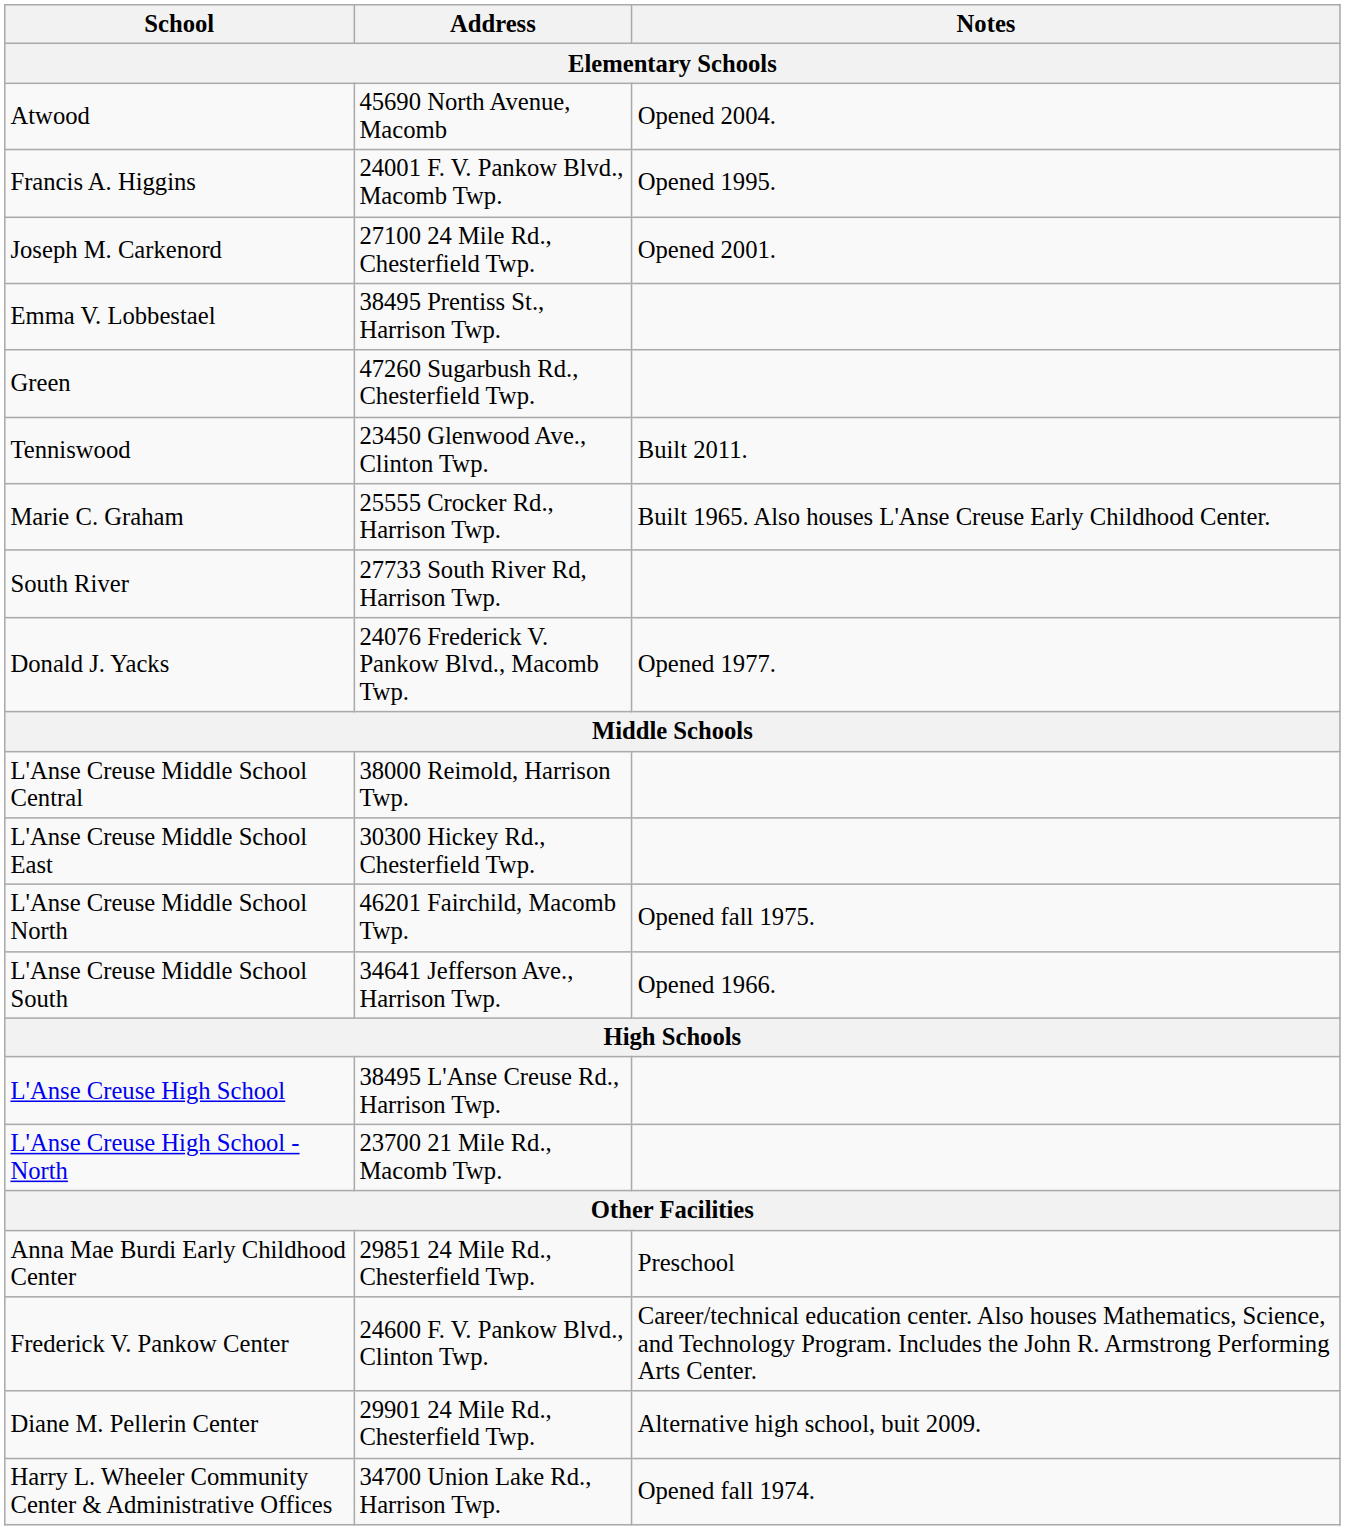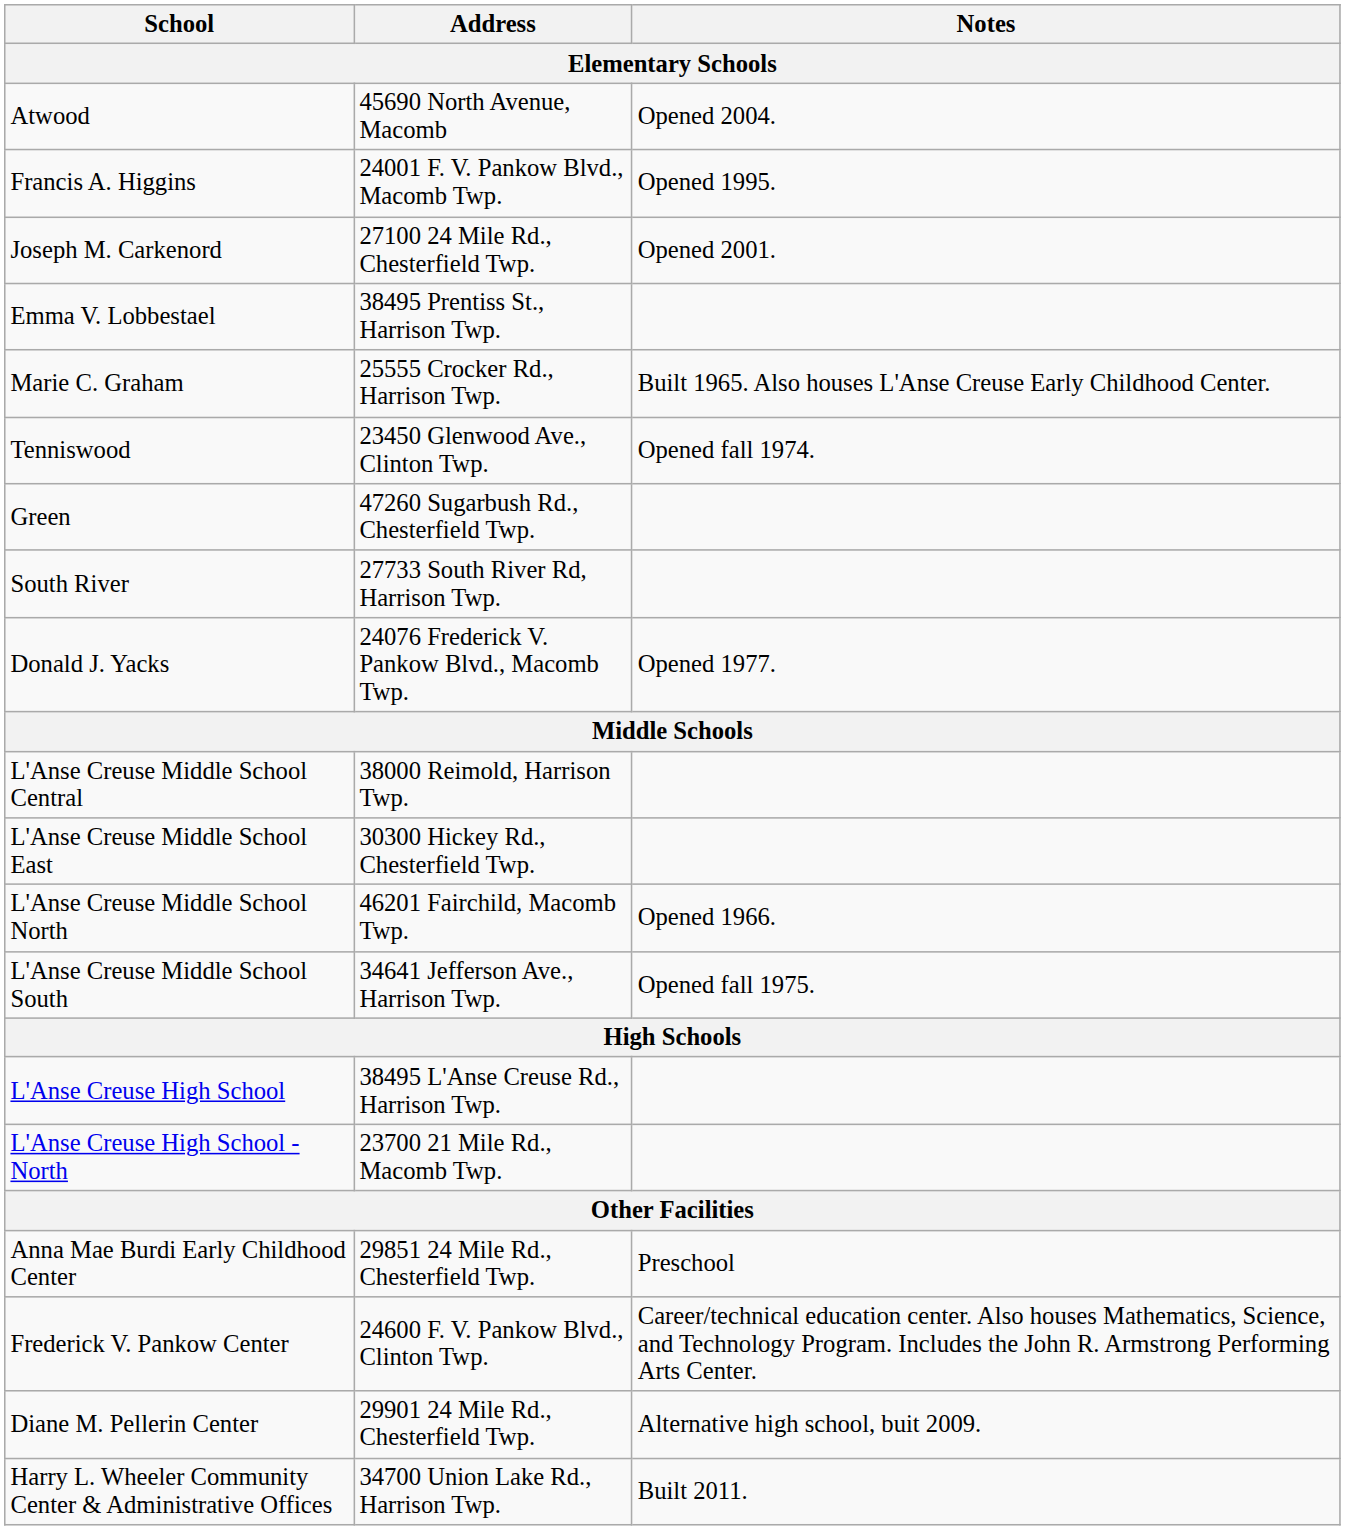rows swapped: (97, 516) <-> (41, 383)
(693, 450) Built 2011. -> (726, 450) Opened fall 1974.
(726, 917) Opened fall 1975. -> (707, 917) Opened 1966.
(707, 984) Opened 1966. -> (726, 984) Opened fall 1975.
(726, 1491) Opened fall 1974. -> (693, 1491) Built 2011.
